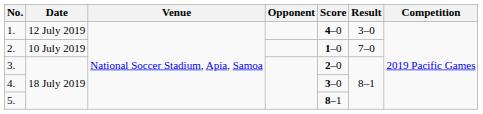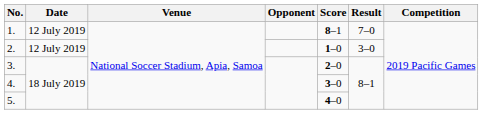(333, 30) 4–0 -> (333, 30) 8–1
(366, 30) 3–0 -> (366, 30) 7–0
(57, 48) 10 July 2019 -> (57, 48) 12 July 2019
(366, 48) 7–0 -> (366, 48) 3–0
(333, 100) 8–1 -> (333, 100) 4–0
